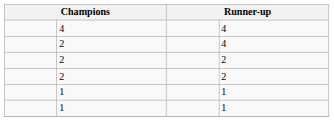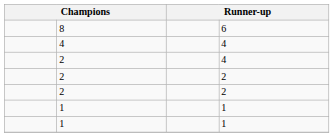+ row: (62, 28)
